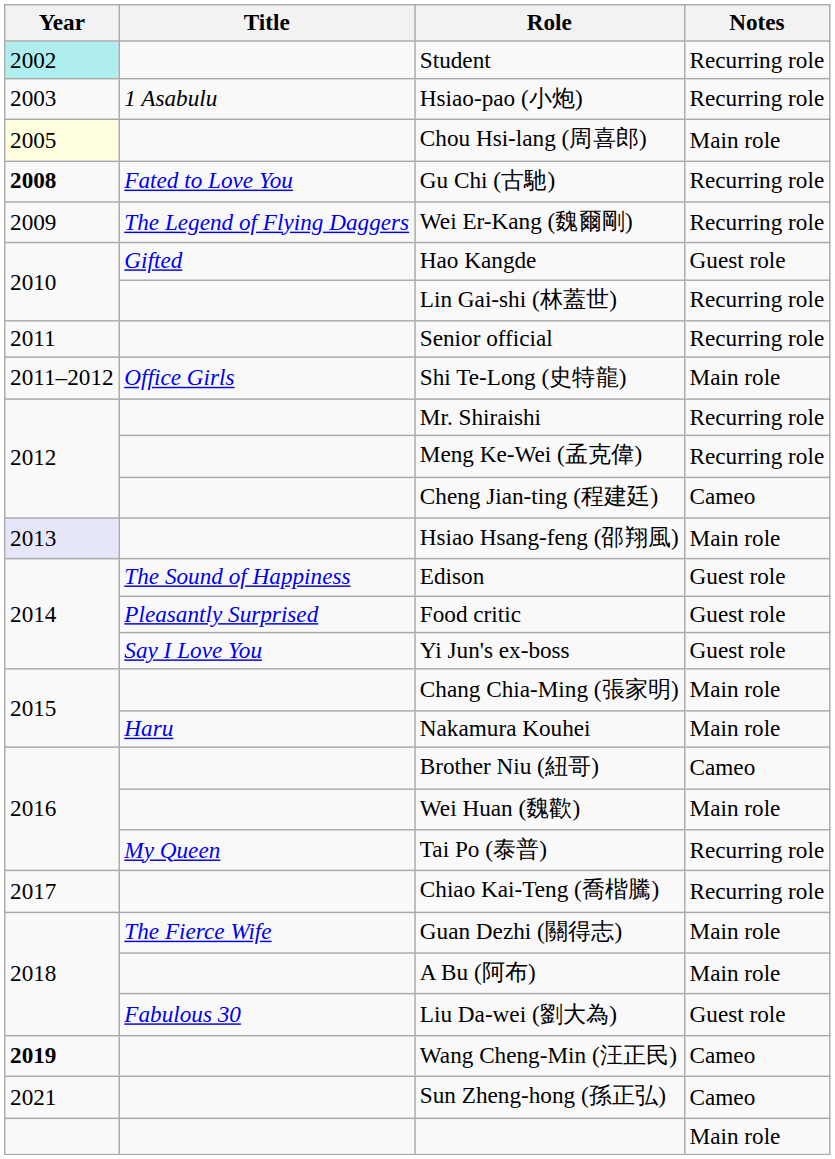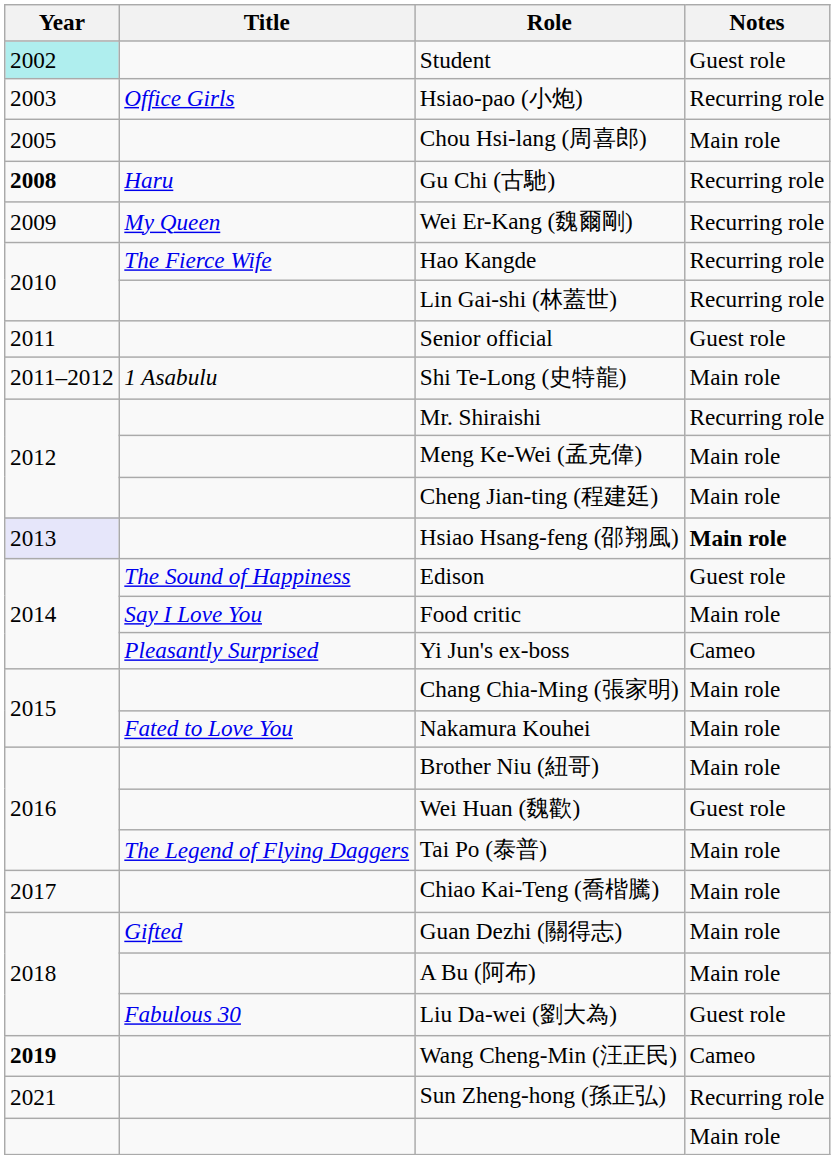(757, 59) Recurring role -> (738, 59) Guest role
(171, 98) 1 Asabulu -> (179, 98) Office Girls
(33, 139) lightyellow background -> (33, 139) no background
(209, 180) Fated to Love You -> (149, 180) Haru
(267, 222) The Legend of Flying Daggers -> (172, 222) My Queen
(153, 261) Gifted -> (198, 261) The Fierce Wife
(738, 261) Guest role -> (757, 261) Recurring role
(757, 338) Recurring role -> (738, 338) Guest role
(179, 377) Office Girls -> (171, 377) 1 Asabulu
(757, 455) Recurring role -> (735, 455) Main role
(722, 497) Cameo -> (735, 497) Main role
(735, 538) normal -> (738, 538) bold
(221, 613) Pleasantly Surprised -> (193, 613) Say I Love You
(738, 613) Guest role -> (735, 613) Main role
(193, 650) Say I Love You -> (221, 650) Pleasantly Surprised
(738, 650) Guest role -> (722, 650) Cameo
(149, 728) Haru -> (209, 728) Fated to Love You
(722, 767) Cameo -> (735, 767) Main role
(735, 808) Main role -> (738, 808) Guest role
(172, 849) My Queen -> (267, 849) The Legend of Flying Daggers
(757, 849) Recurring role -> (735, 849) Main role
(757, 891) Recurring role -> (735, 891) Main role
(198, 932) The Fierce Wife -> (153, 932) Gifted
(722, 1096) Cameo -> (757, 1096) Recurring role
